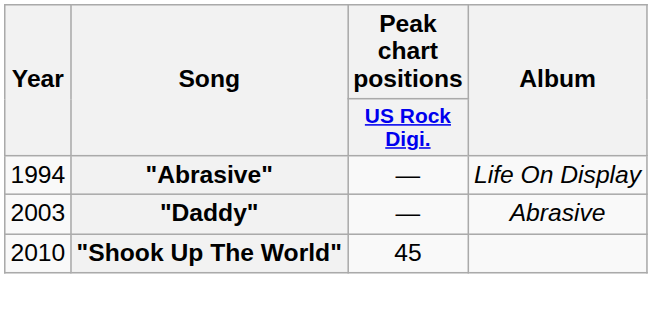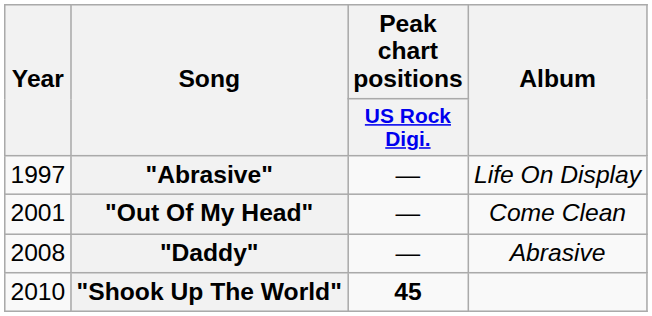(38, 174) 1994 -> (38, 174) 1997
+ row: (209, 213)
(38, 213) 2003 -> (38, 252) 2008
(408, 252) normal -> (408, 291) bold
